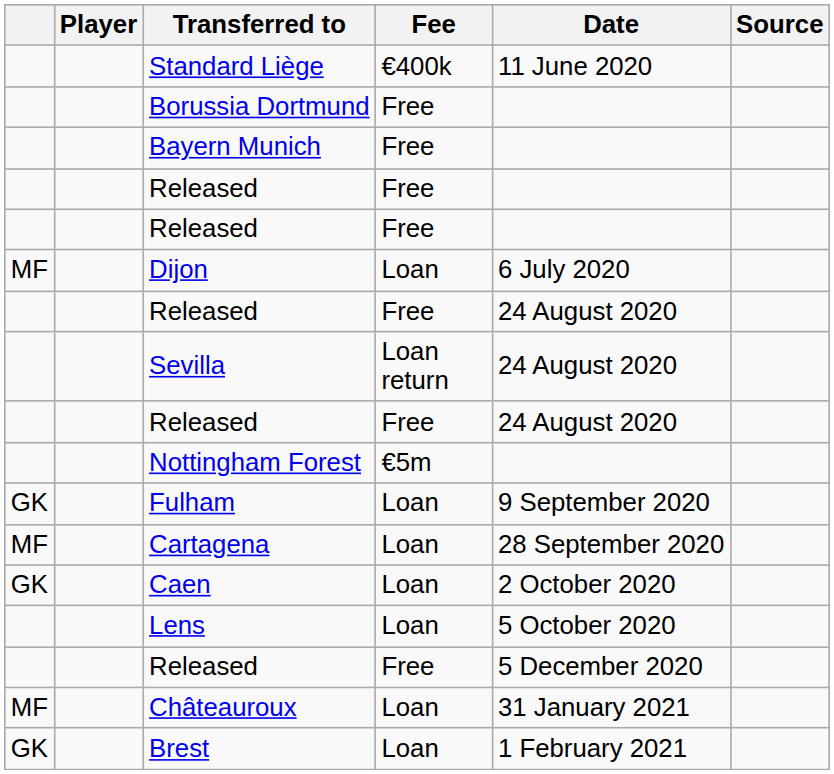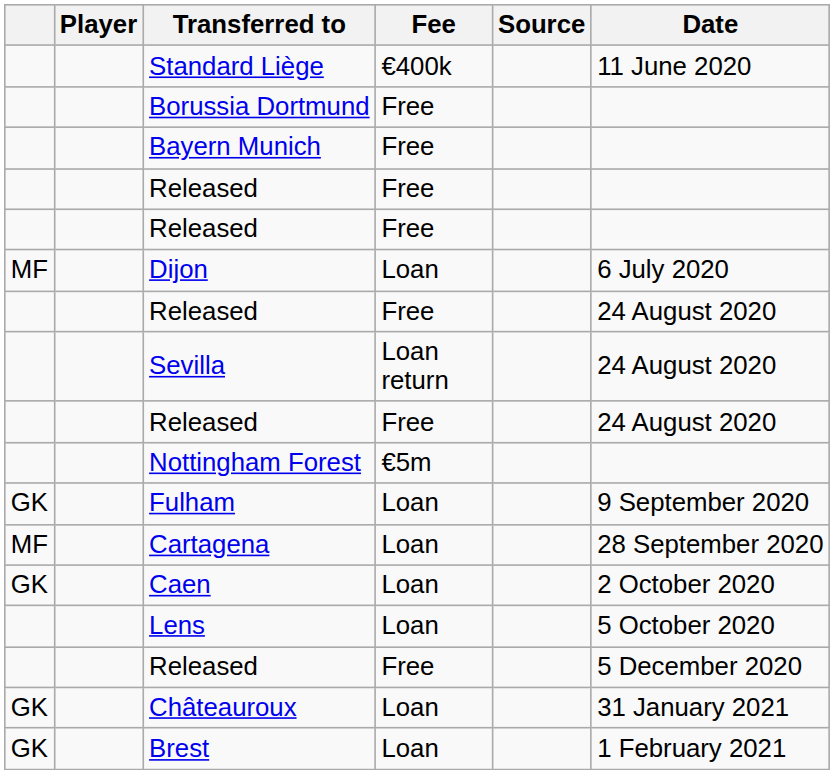columns swapped: (611, 24) <-> (780, 24)
(29, 707) MF -> (29, 707) GK
